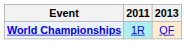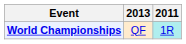columns swapped: (138, 13) <-> (167, 13)
